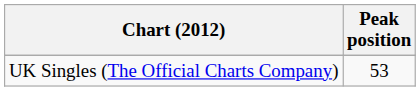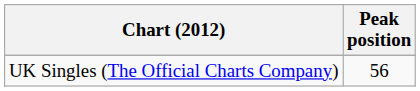(379, 70) 53 -> (379, 70) 56
